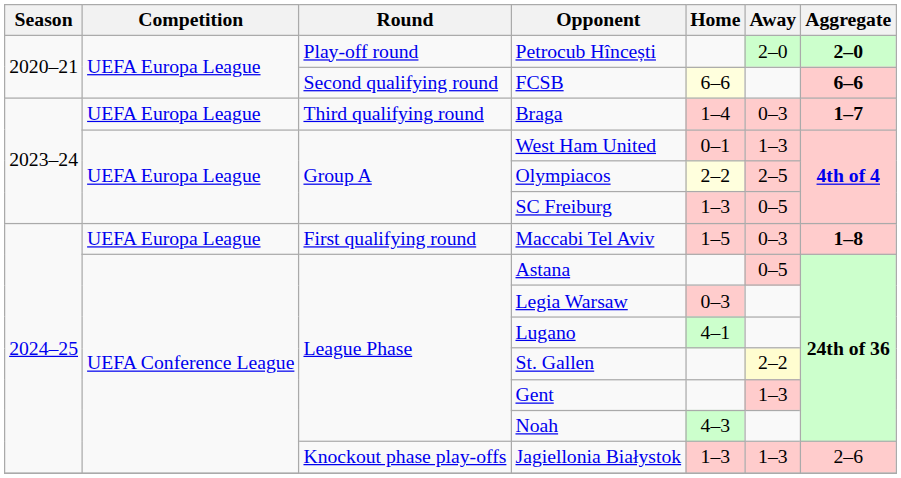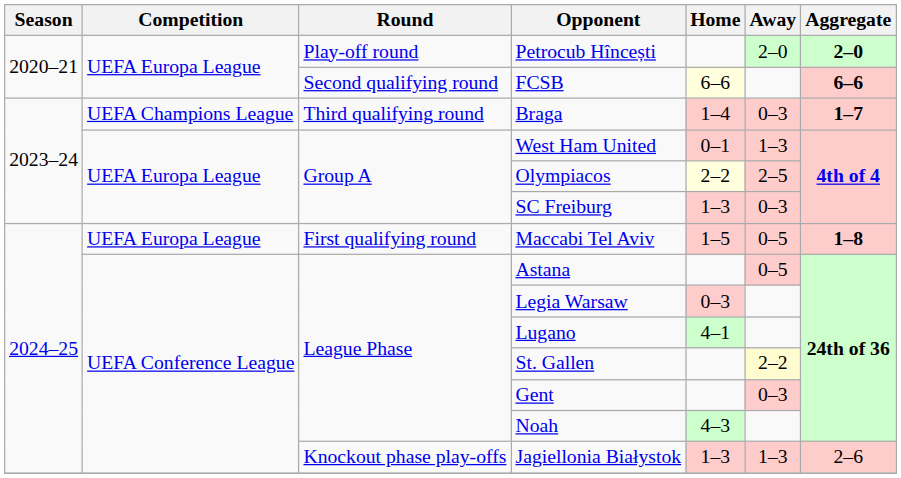(174, 113) UEFA Europa League -> (190, 113) UEFA Champions League
(773, 207) 0–5 -> (773, 207) 0–3
(773, 238) 0–3 -> (773, 238) 0–5
(773, 394) 1–3 -> (773, 394) 0–3
